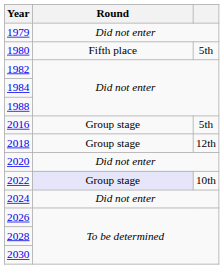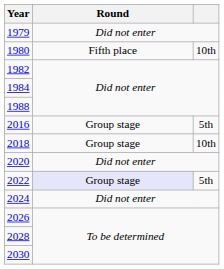(206, 51) 5th -> (206, 51) 10th
(206, 143) 12th -> (206, 143) 10th
(206, 180) 10th -> (206, 180) 5th
